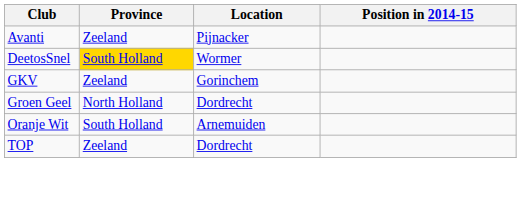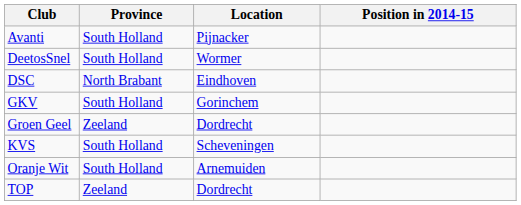(105, 37) Zeeland -> (123, 37) South Holland
(123, 59) gold background -> (123, 59) no background
+ row: (21, 80)
(105, 80) Zeeland -> (123, 102) South Holland
(123, 102) North Holland -> (105, 124) Zeeland
+ row: (21, 146)
